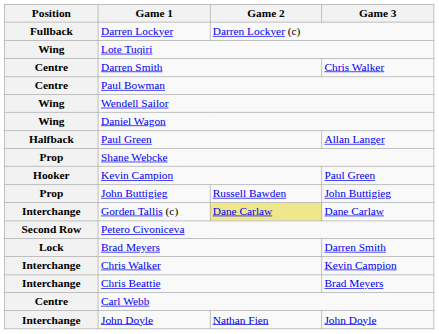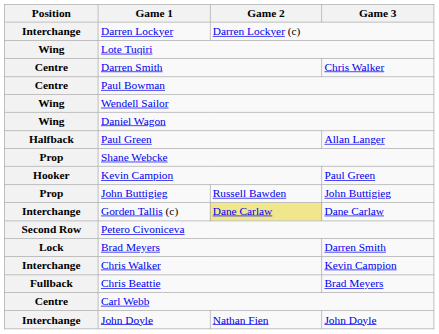(51, 31) Fullback -> (51, 31) Interchange
(51, 283) Interchange -> (51, 283) Fullback
